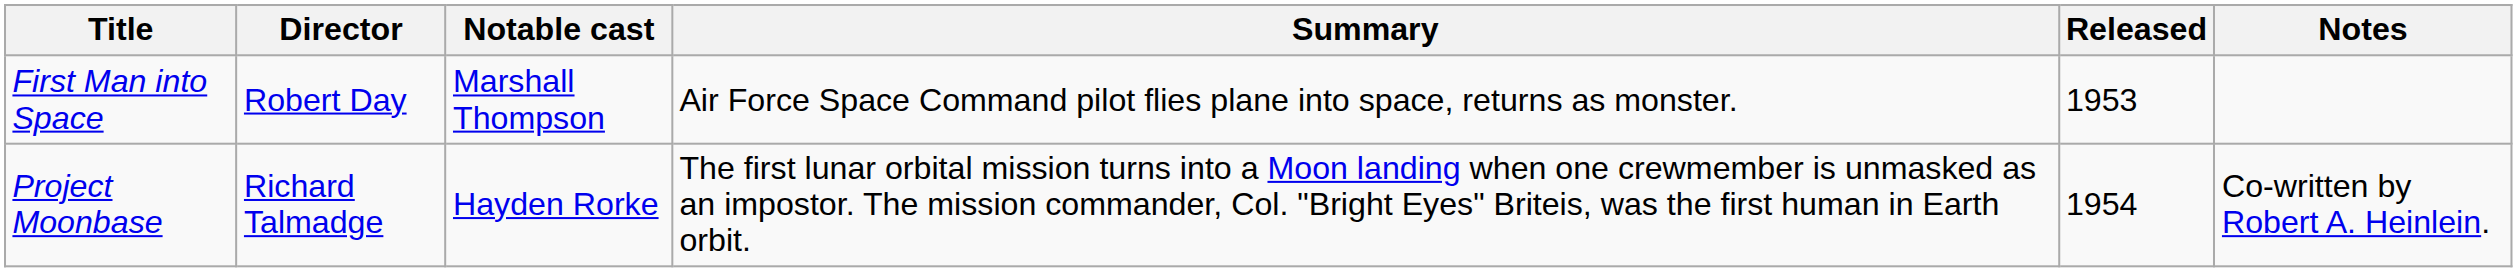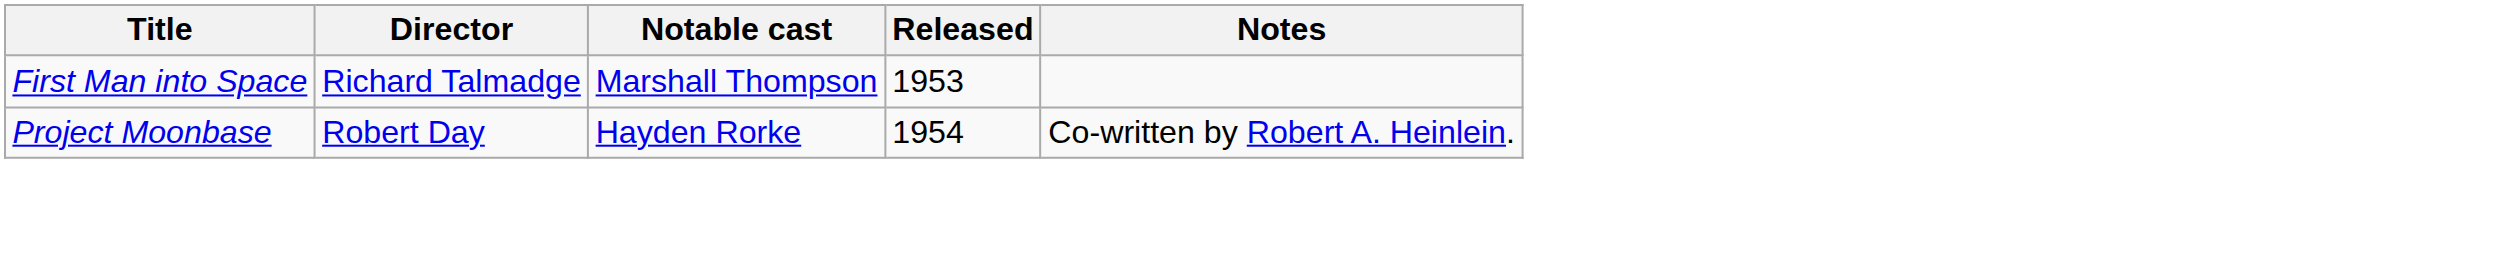- column: (1365, 30)
(325, 99) Robert Day -> (451, 81) Richard Talmadge
(314, 204) Richard Talmadge -> (404, 132) Robert Day
